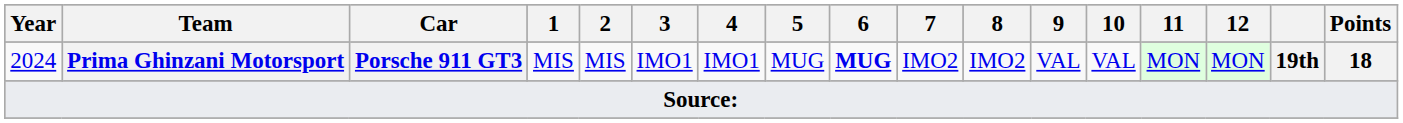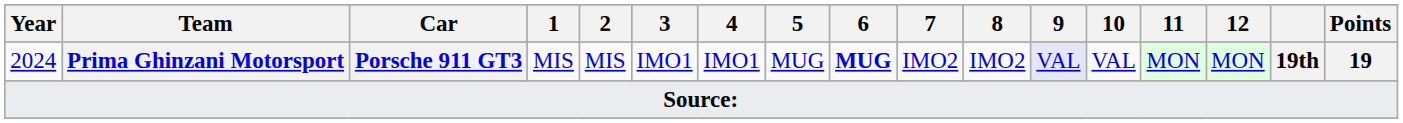(1058, 60) no background -> (1058, 60) lavender background
(1360, 60) 18 -> (1360, 60) 19
